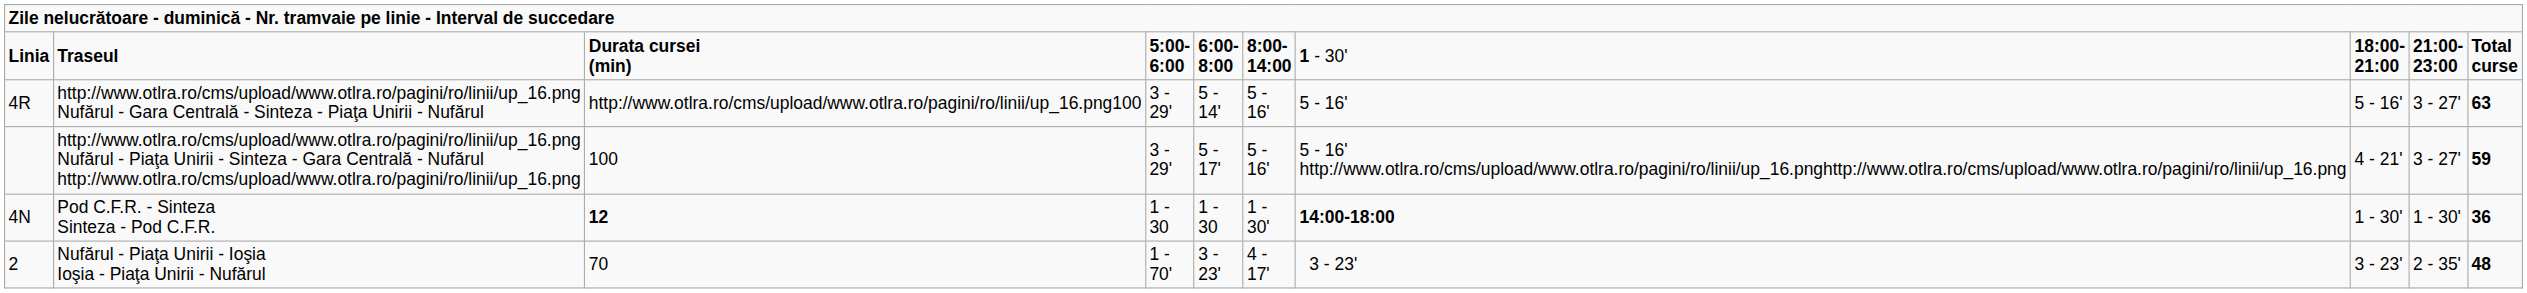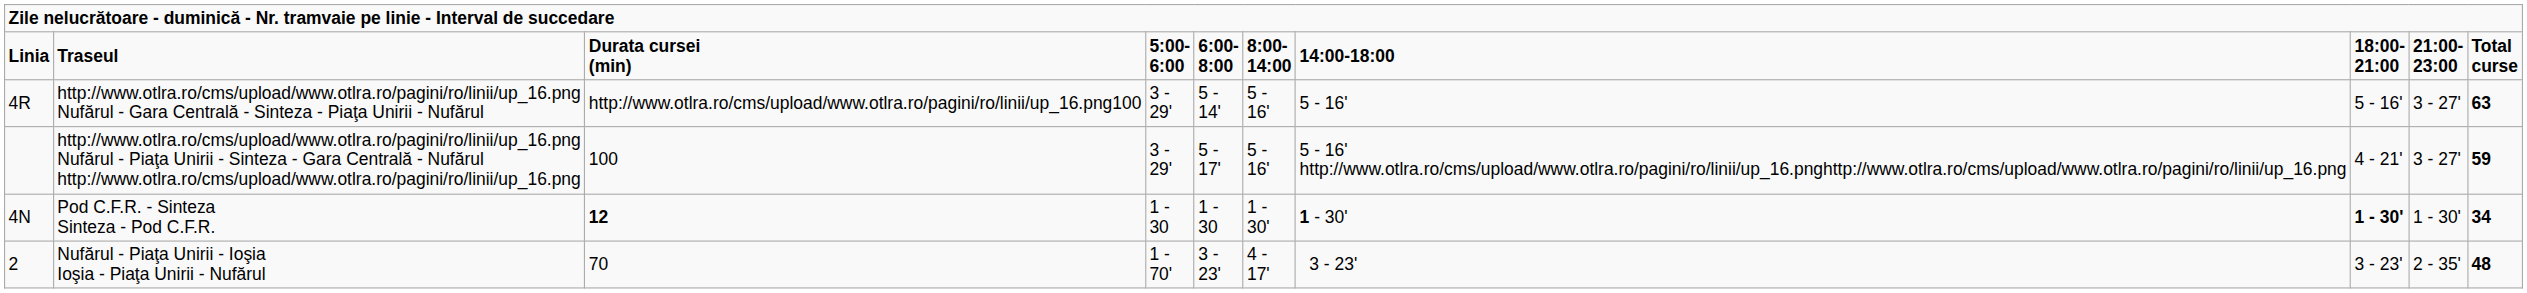(1324, 55) 1 - 30' -> (1347, 55) 14:00-18:00
(1347, 217) 14:00-18:00 -> (1324, 217) 1 - 30'
(2379, 217) normal -> (2379, 217) bold
(2481, 217) 36 -> (2481, 217) 34
